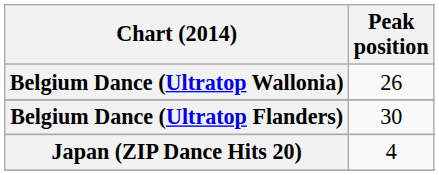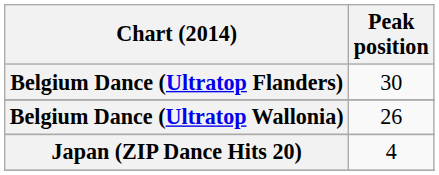rows swapped: (177, 116) <-> (177, 81)
